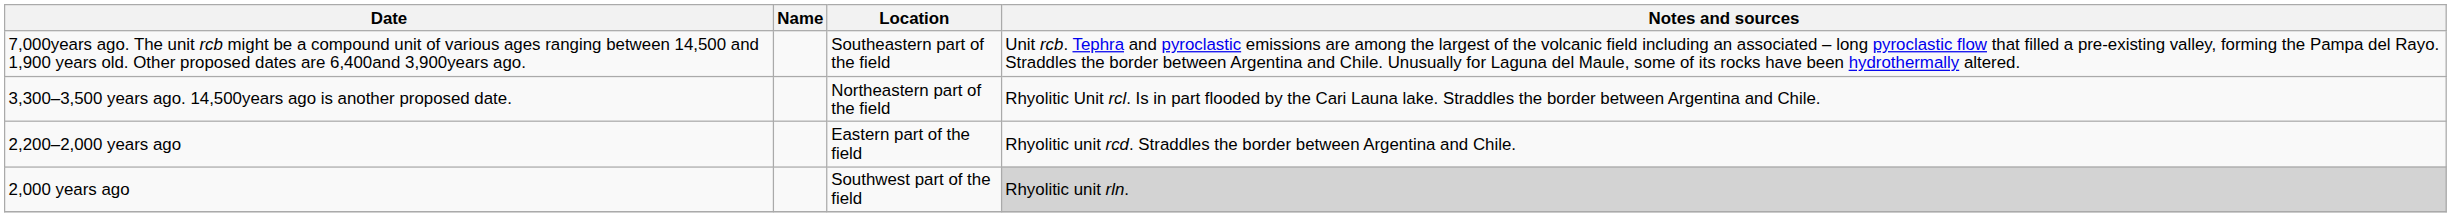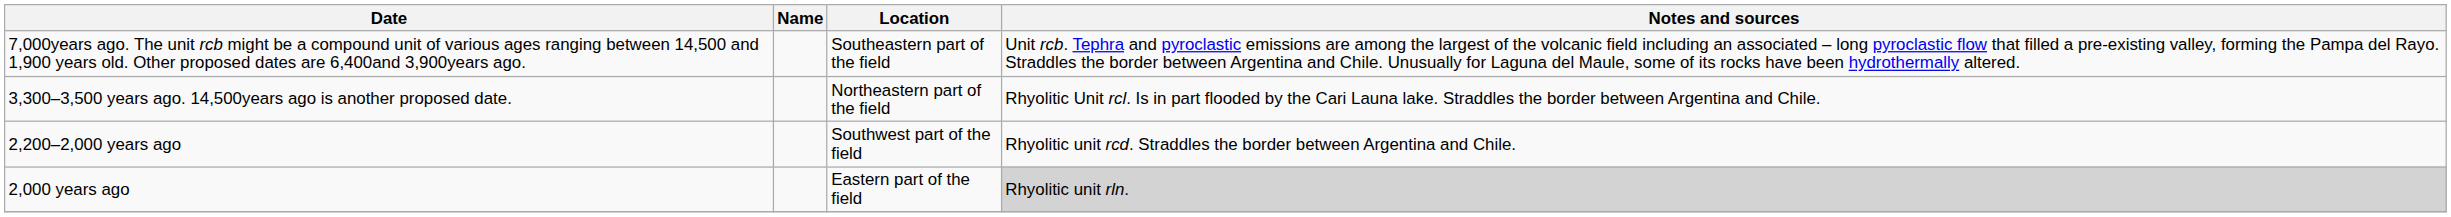(901, 144) Eastern part of the field -> (911, 144) Southwest part of the field
(911, 189) Southwest part of the field -> (901, 189) Eastern part of the field
